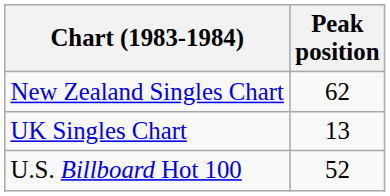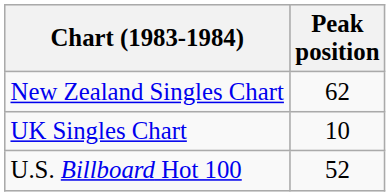(337, 130) 13 -> (337, 130) 10
